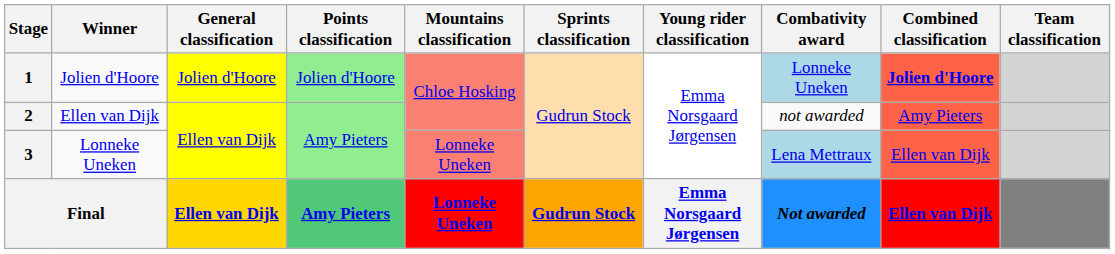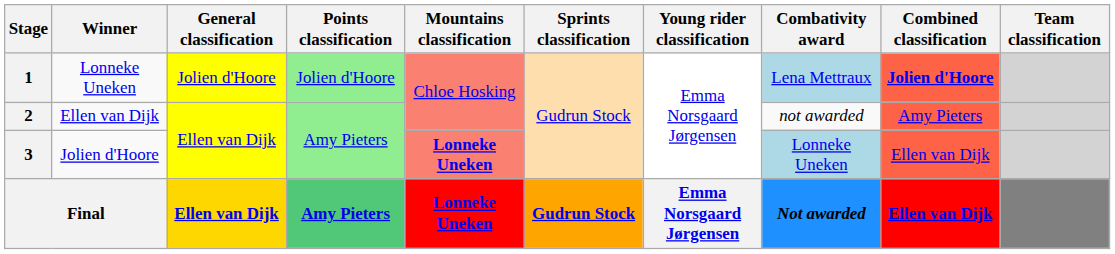(110, 77) Jolien d'Hoore -> (110, 77) Lonneke Uneken
(821, 77) Lonneke Uneken -> (821, 77) Lena Mettraux
(110, 154) Lonneke Uneken -> (110, 154) Jolien d'Hoore
(465, 154) normal -> (465, 154) bold
(821, 154) Lena Mettraux -> (821, 154) Lonneke Uneken
